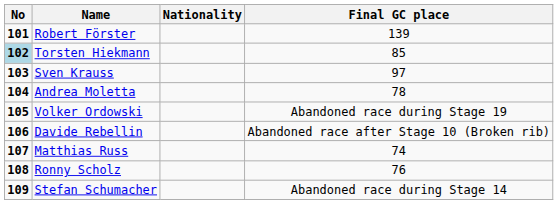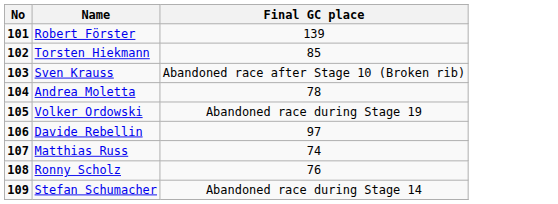- column: (202, 14)
(18, 53) lightblue background -> (18, 53) no background
(399, 73) 97 -> (314, 73) Abandoned race after Stage 10 (Broken rib)
(399, 131) Abandoned race after Stage 10 (Broken rib) -> (314, 131) 97
